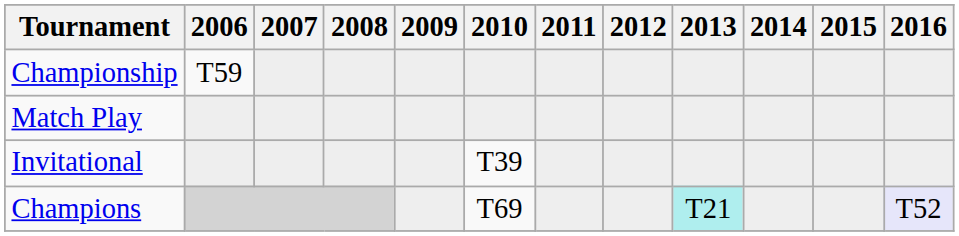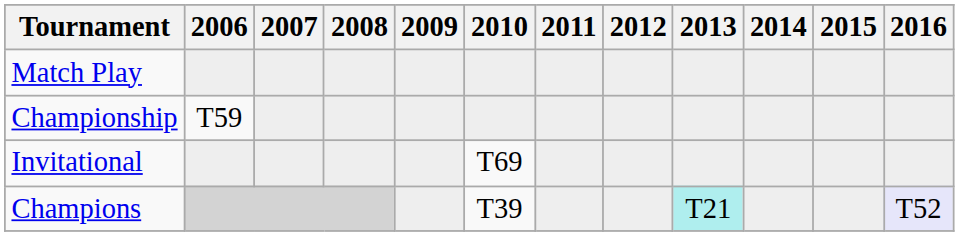rows swapped: (95, 72) <-> (77, 117)
(500, 162) T39 -> (500, 162) T69
(500, 207) T69 -> (500, 207) T39
